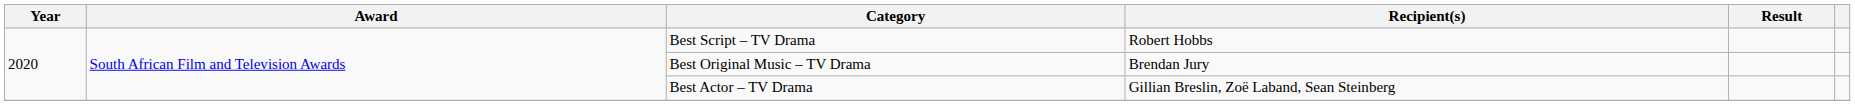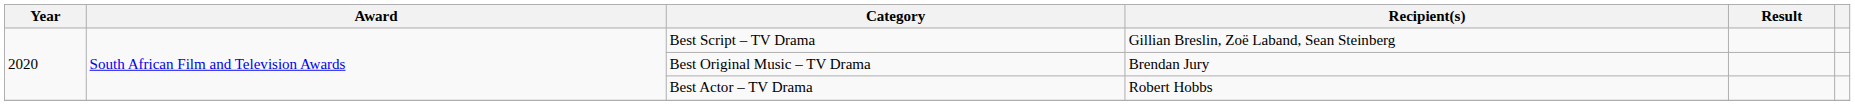(1171, 40) Robert Hobbs -> (1262, 40) Gillian Breslin, Zoë Laband, Sean Steinberg
(1262, 87) Gillian Breslin, Zoë Laband, Sean Steinberg -> (1171, 87) Robert Hobbs
